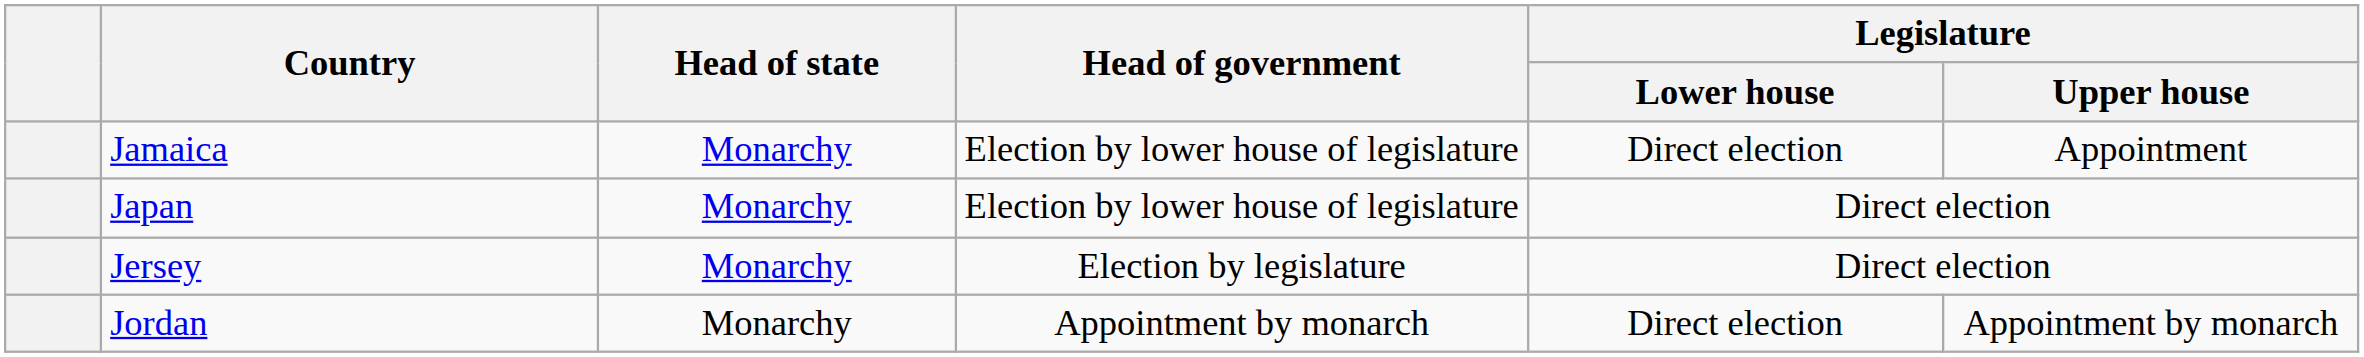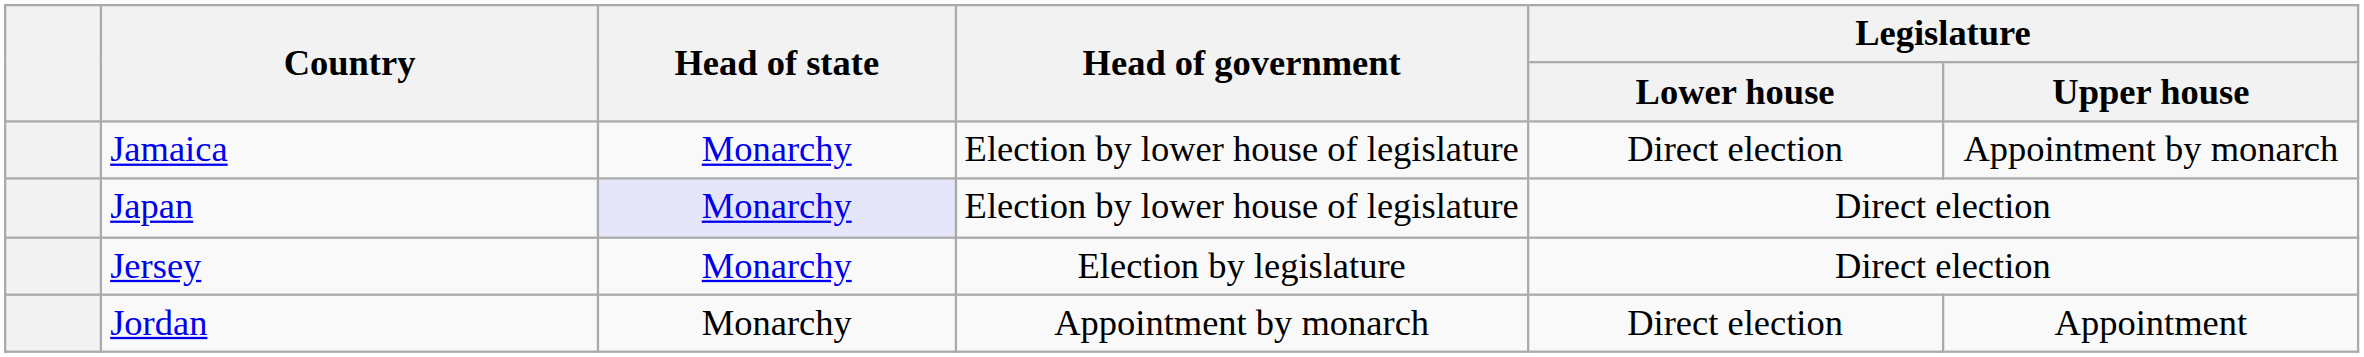(2151, 149) Appointment -> (2151, 149) Appointment by monarch
(777, 206) no background -> (777, 206) lavender background
(2151, 322) Appointment by monarch -> (2151, 322) Appointment
